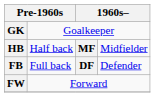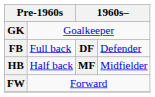rows swapped: (16, 65) <-> (16, 48)
